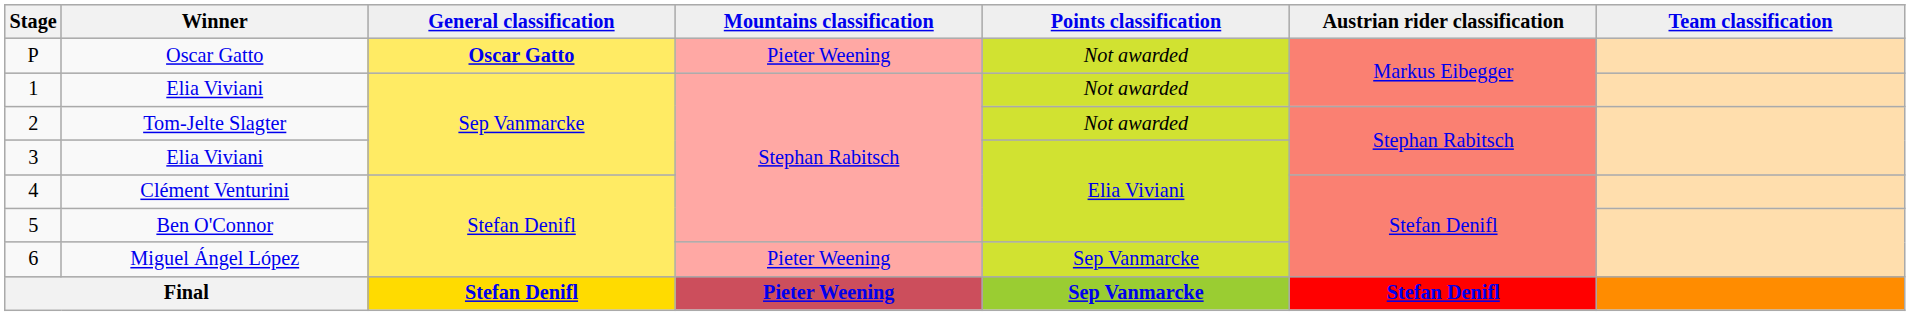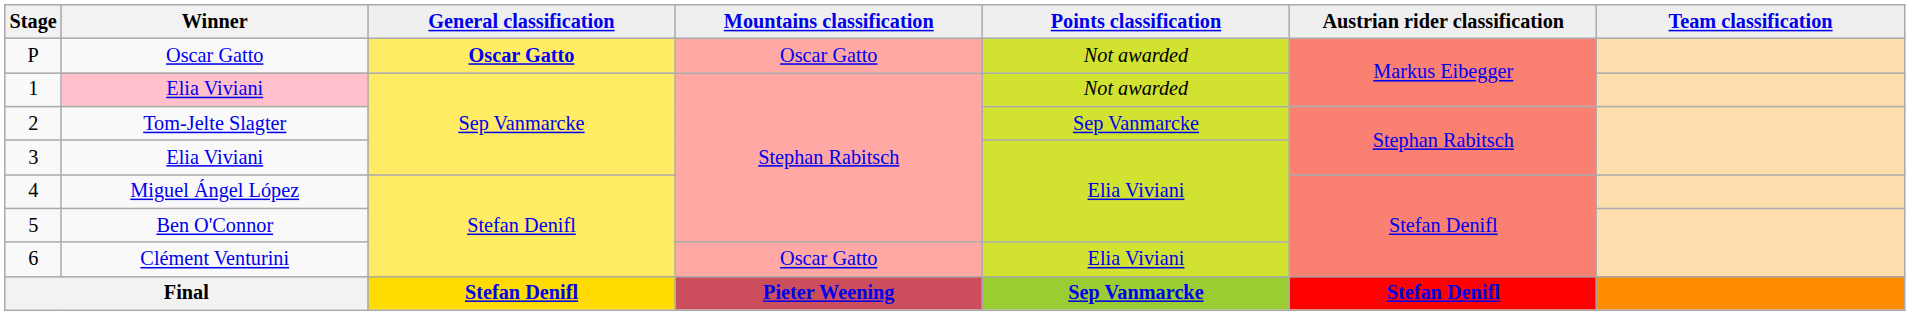(829, 55) Pieter Weening -> (829, 55) Oscar Gatto
(215, 89) no background -> (215, 89) pink background
(1136, 123) Not awarded -> (1136, 123) Sep Vanmarcke
(215, 191) Clément Venturini -> (215, 191) Miguel Ángel López
(215, 259) Miguel Ángel López -> (215, 259) Clément Venturini
(829, 259) Pieter Weening -> (829, 259) Oscar Gatto
(1136, 259) Sep Vanmarcke -> (1136, 259) Elia Viviani
